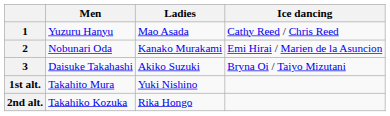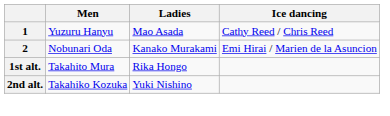- row: (25, 66)
(168, 84) Yuki Nishino -> (160, 66) Rika Hongo
(165, 102) Rika Hongo -> (162, 84) Yuki Nishino
